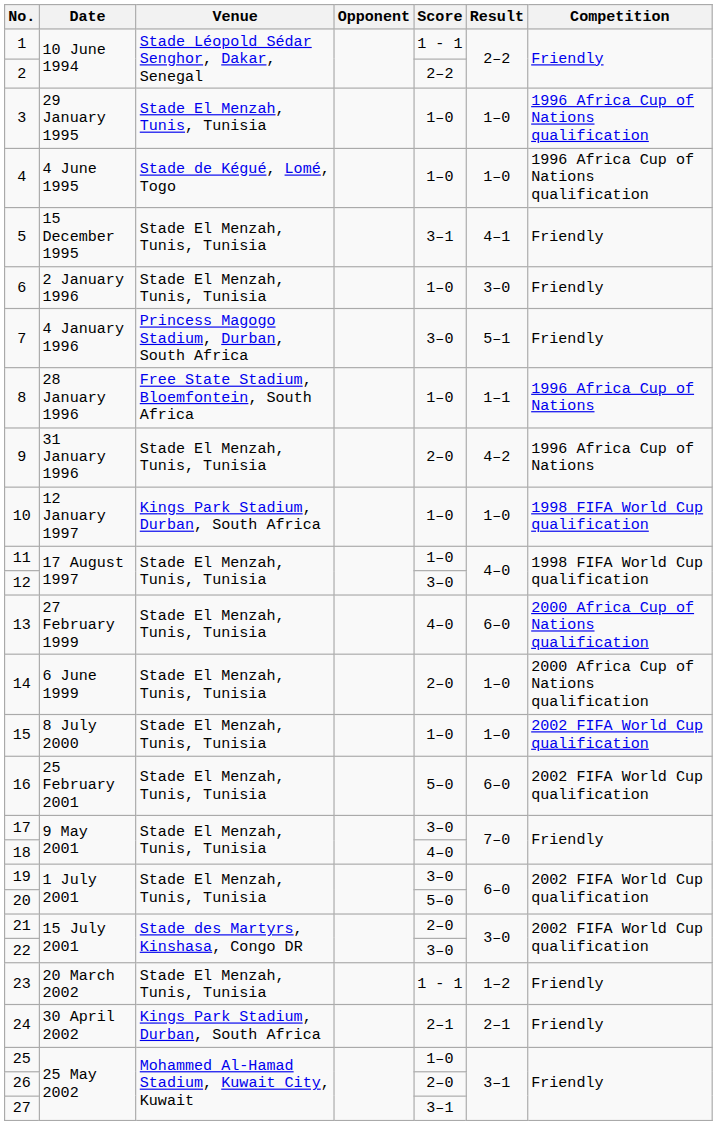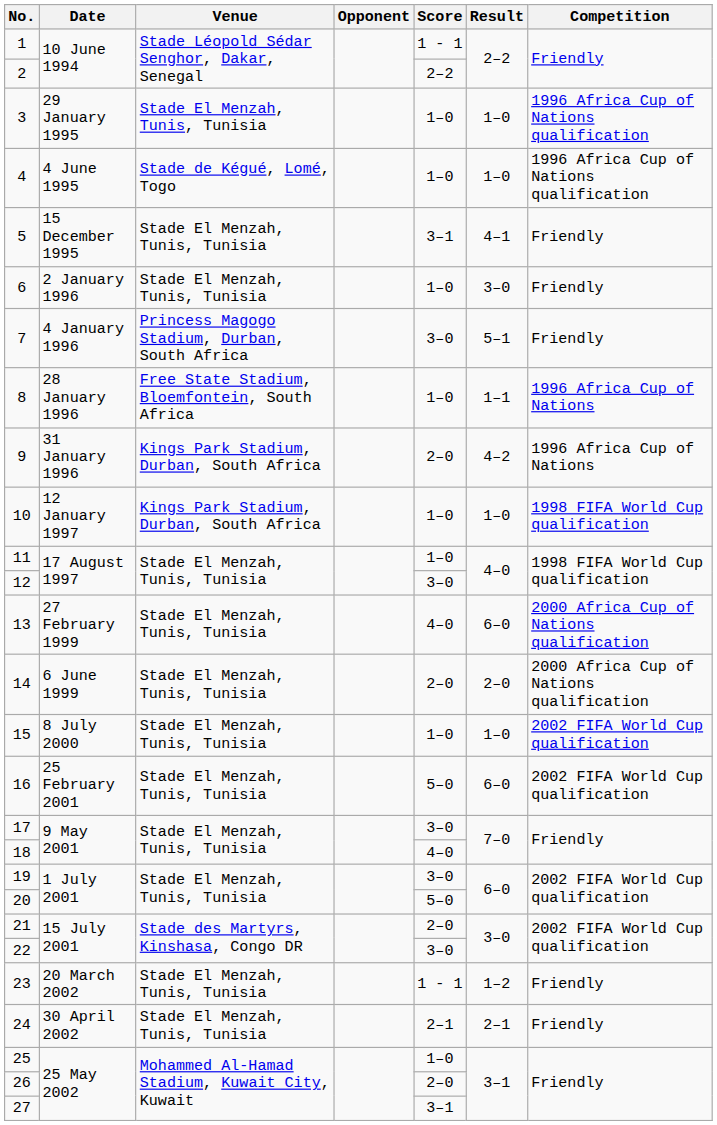(212, 457) Stade El Menzah, Tunis, Tunisia -> (230, 457) Kings Park Stadium, Durban, South Africa
(497, 684) 1–0 -> (497, 684) 2–0
(230, 1026) Kings Park Stadium, Durban, South Africa -> (212, 1026) Stade El Menzah, Tunis, Tunisia
